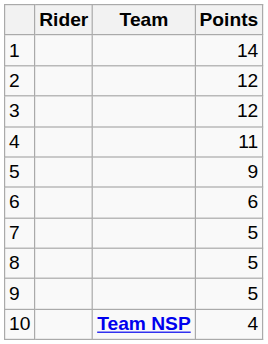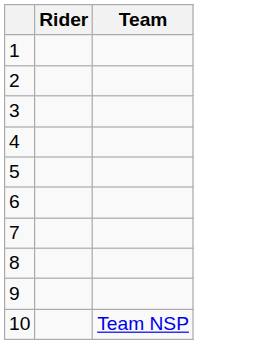- column: (229, 19)
(144, 324) bold -> (143, 324) normal
